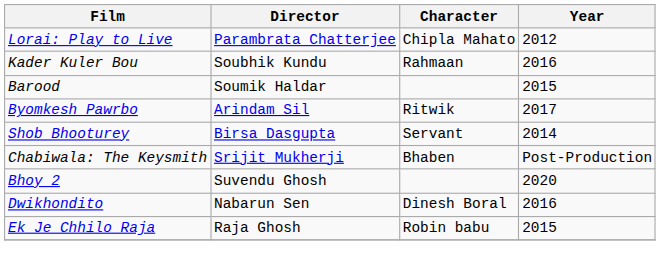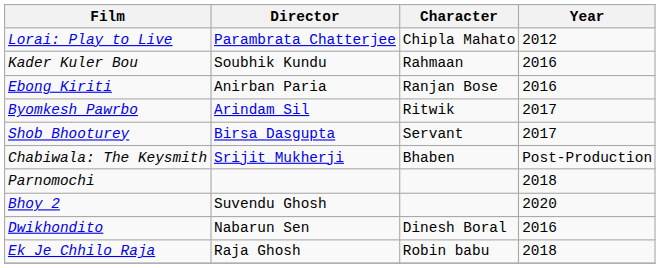- row: (34, 87)
+ row: (60, 87)
(540, 134) 2014 -> (540, 134) 2017
+ row: (51, 181)
(540, 228) 2015 -> (540, 251) 2018
